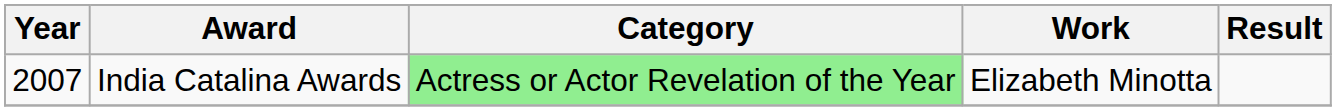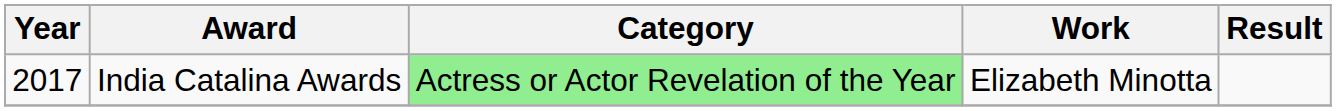(47, 79) 2007 -> (47, 79) 2017
